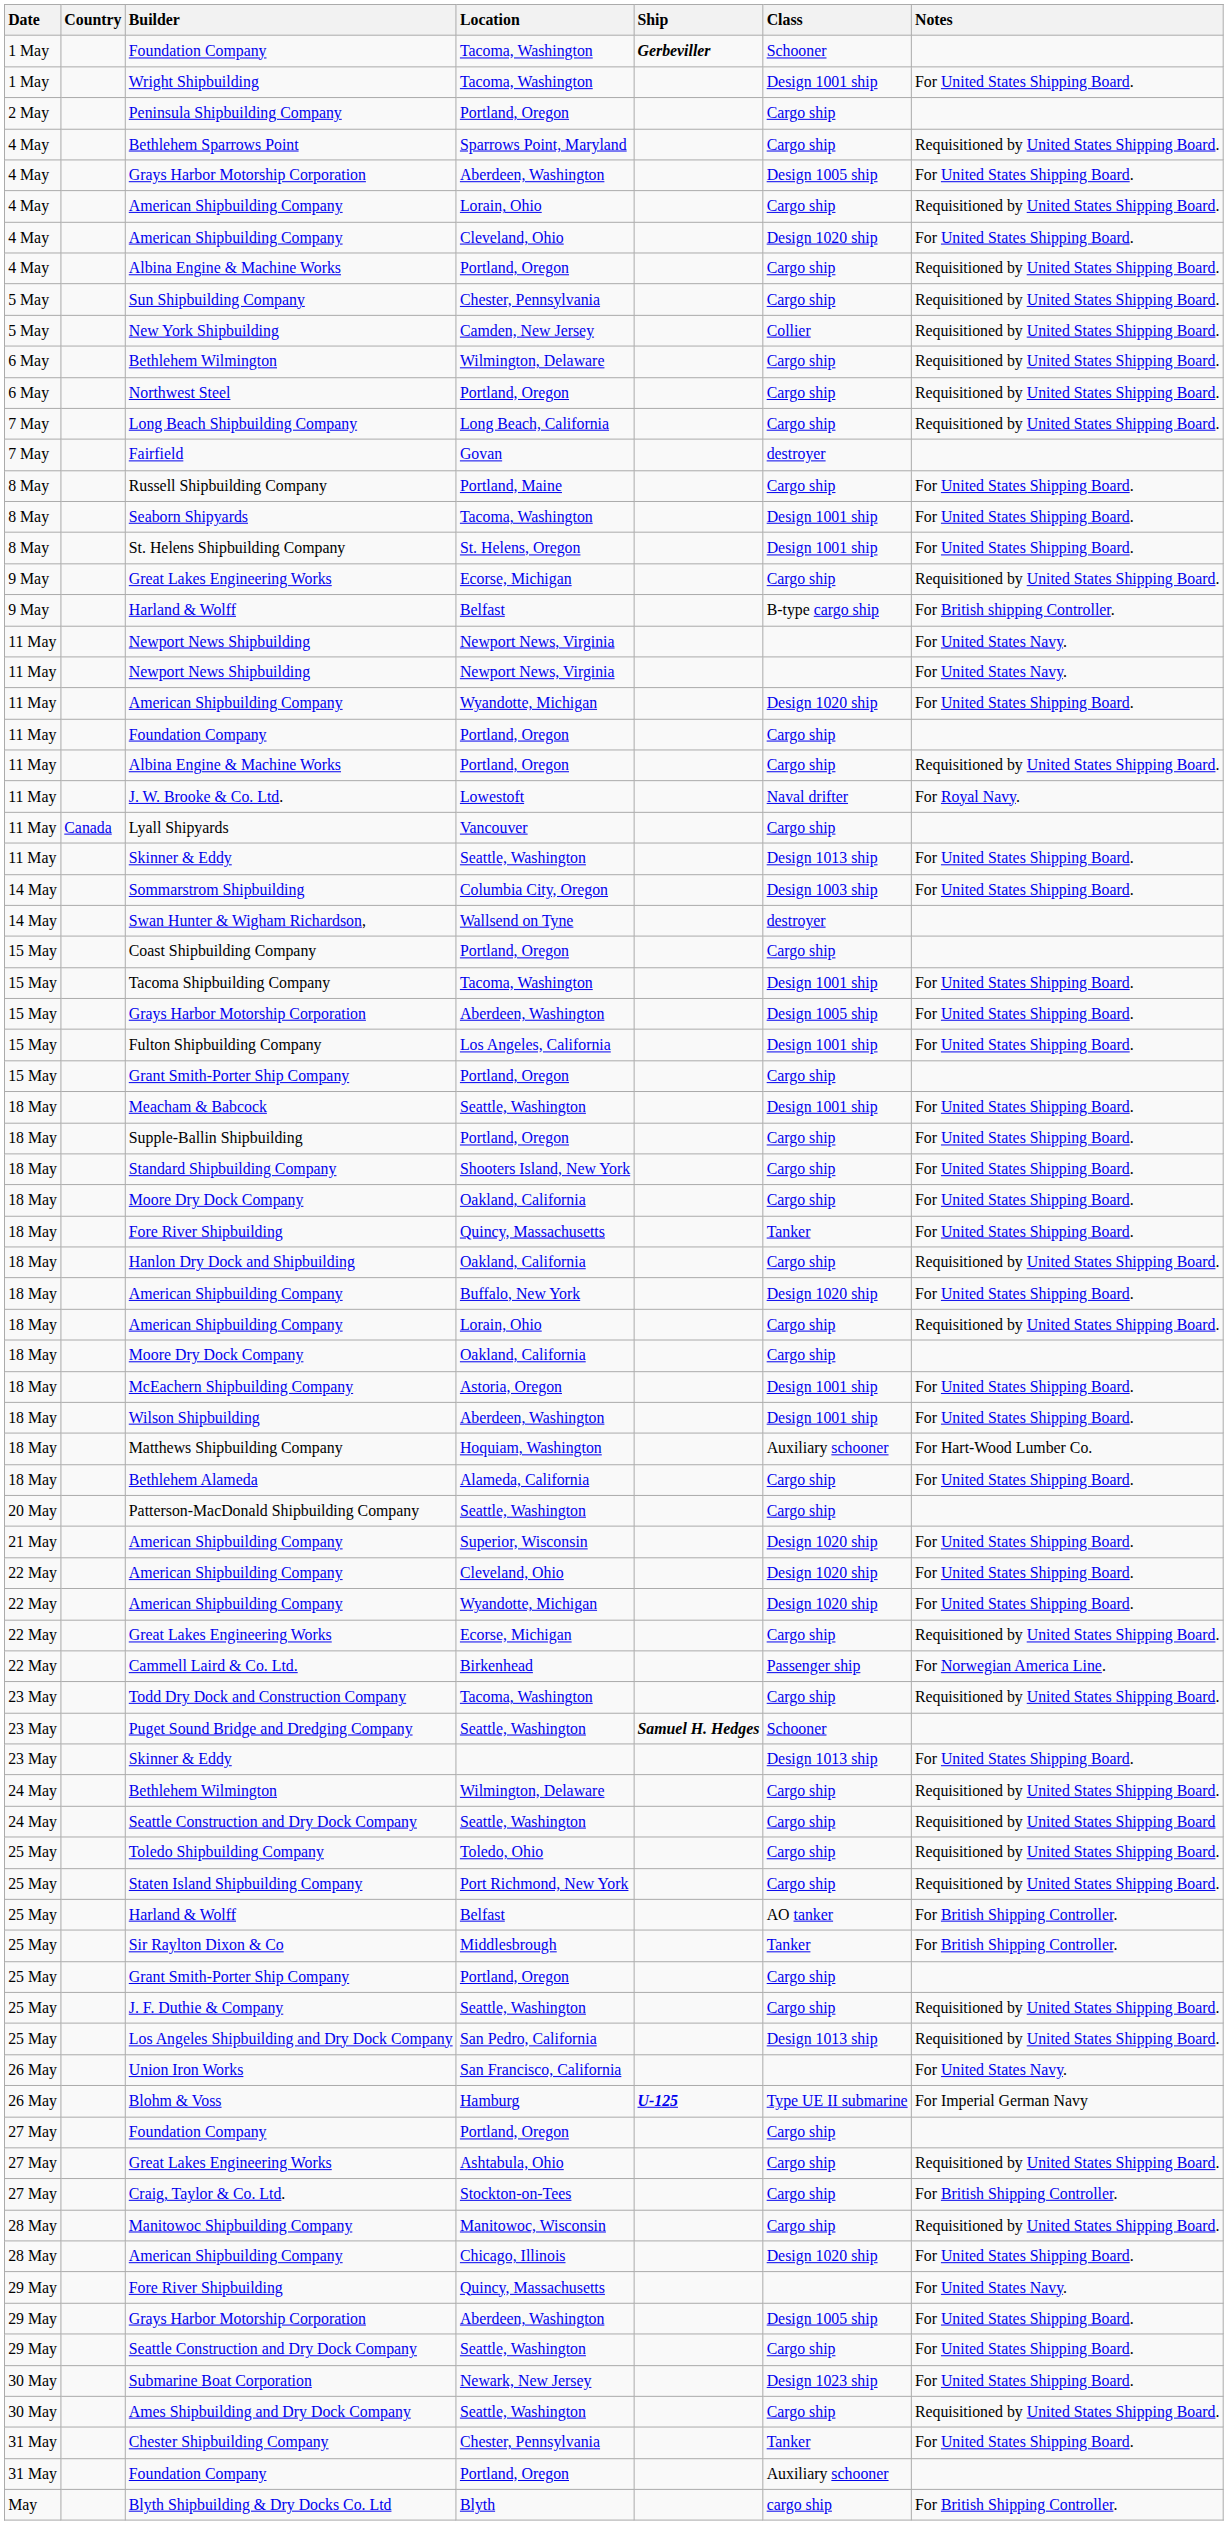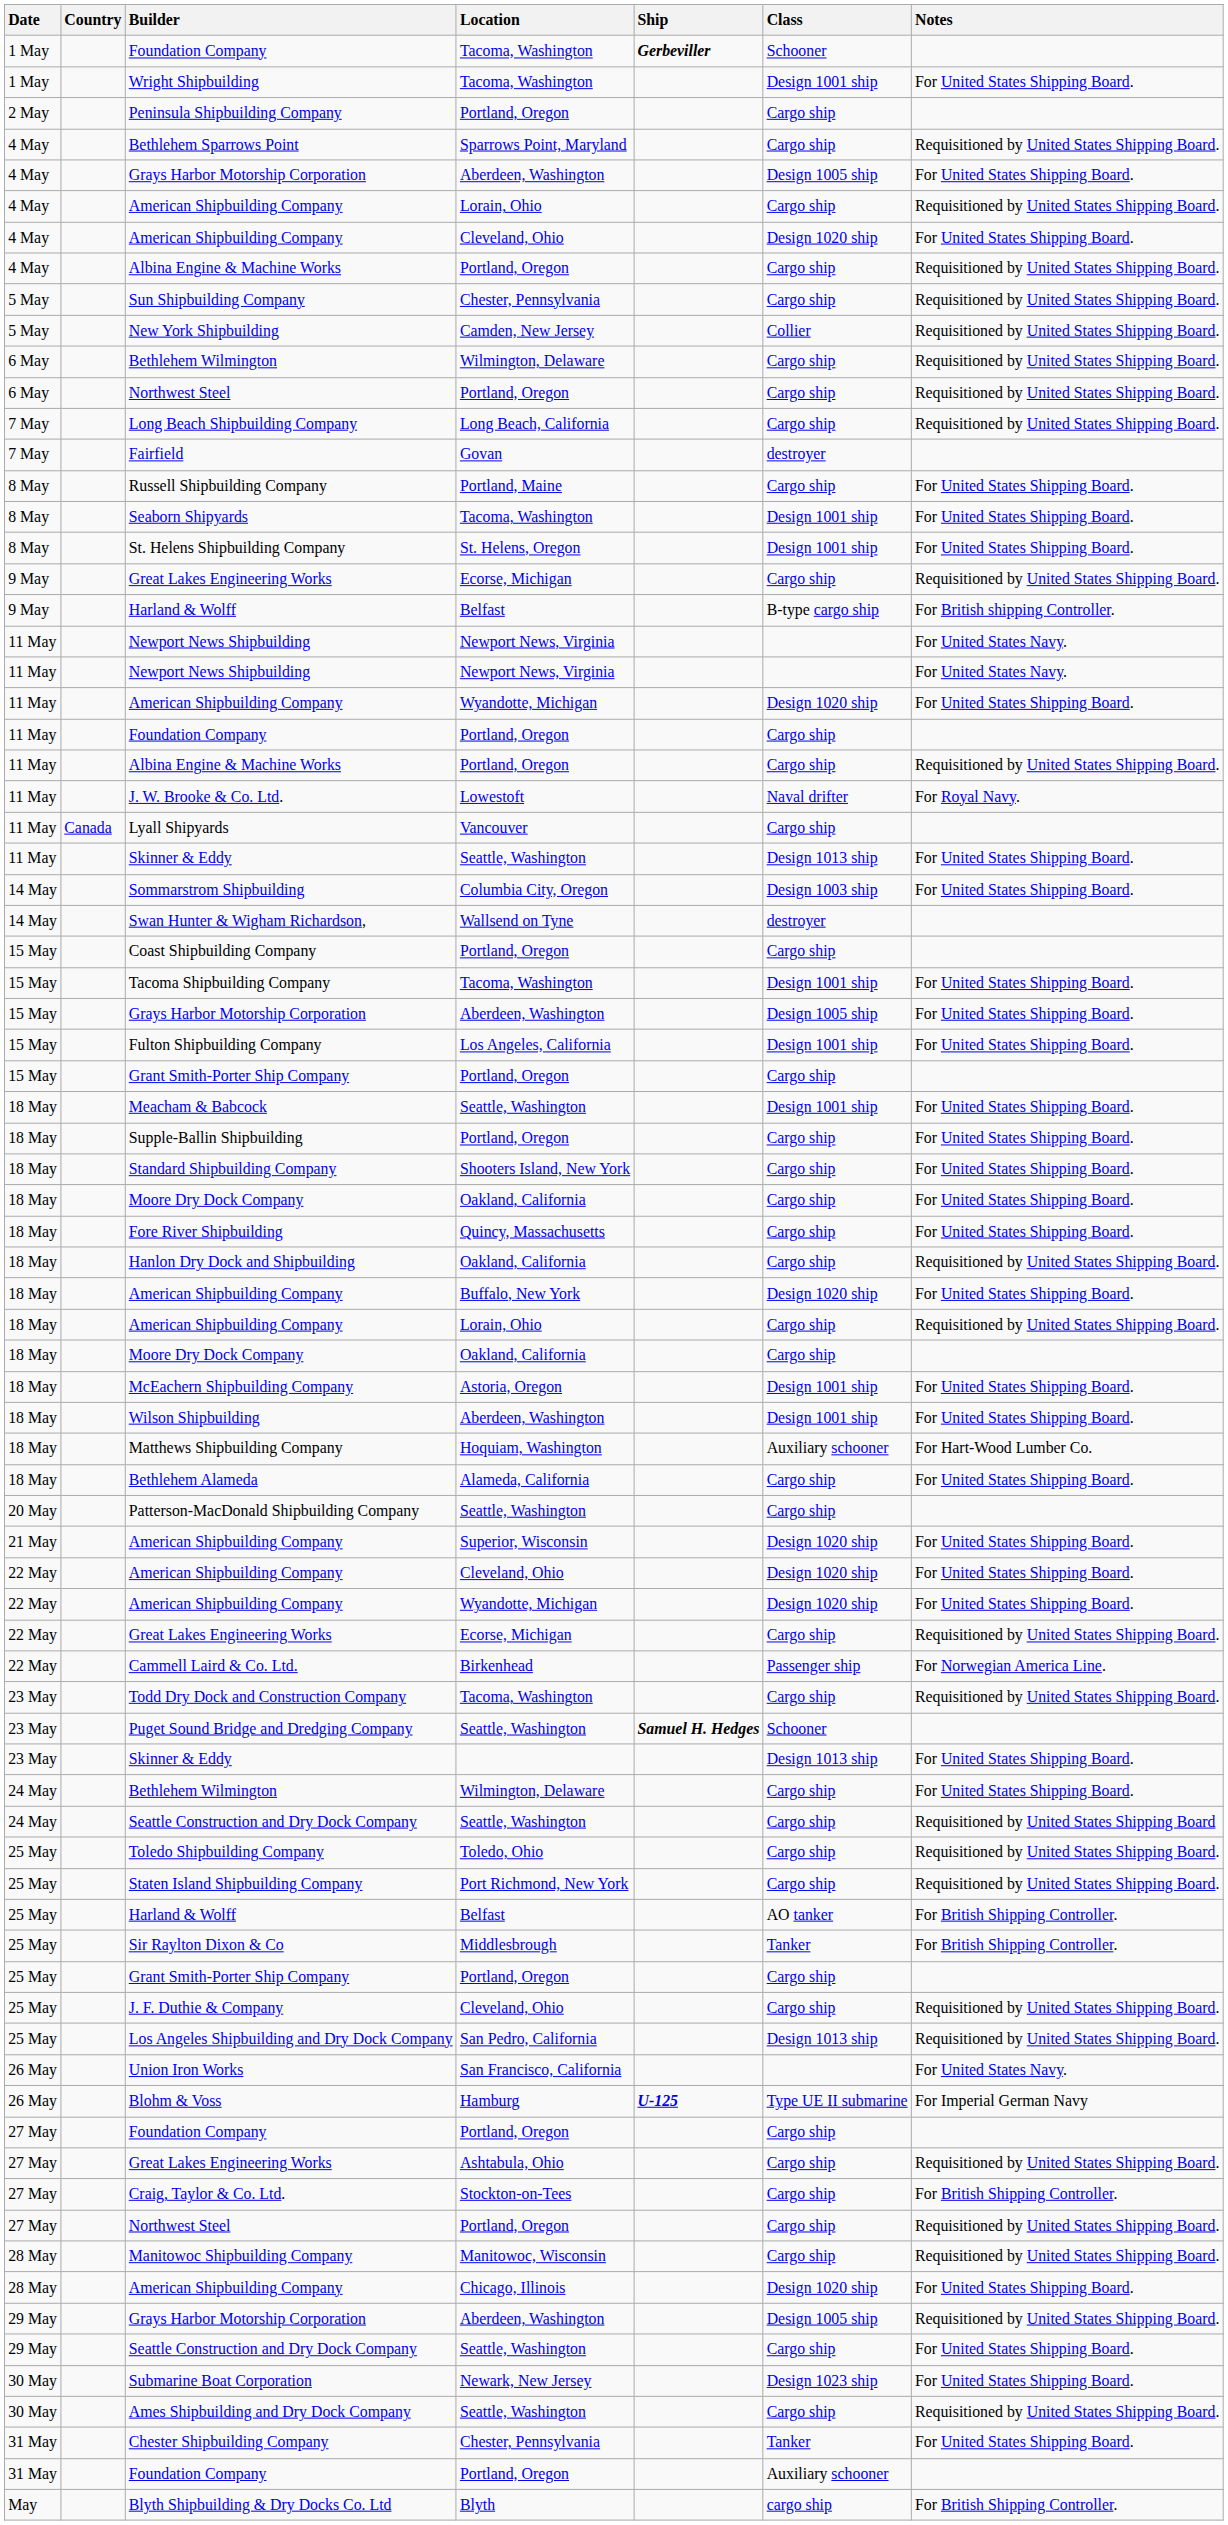(789, 1231) Tanker -> (801, 1231) Cargo ship
(1067, 1790) Requisitioned by United States Shipping Board. -> (1024, 1790) For United States Shipping Board.
(523, 2007) Seattle, Washington -> (512, 2007) Cleveland, Ohio
+ row: (33, 2225)
- row: (33, 2287)
(1024, 2318) For United States Shipping Board. -> (1067, 2318) Requisitioned by United States Shipping Board.
